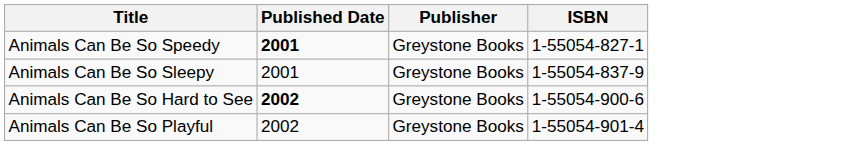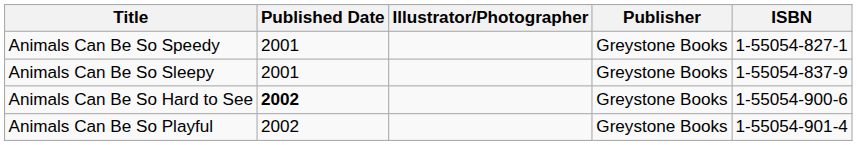+ column: (490, 18)
(280, 45) bold -> (280, 45) normal
